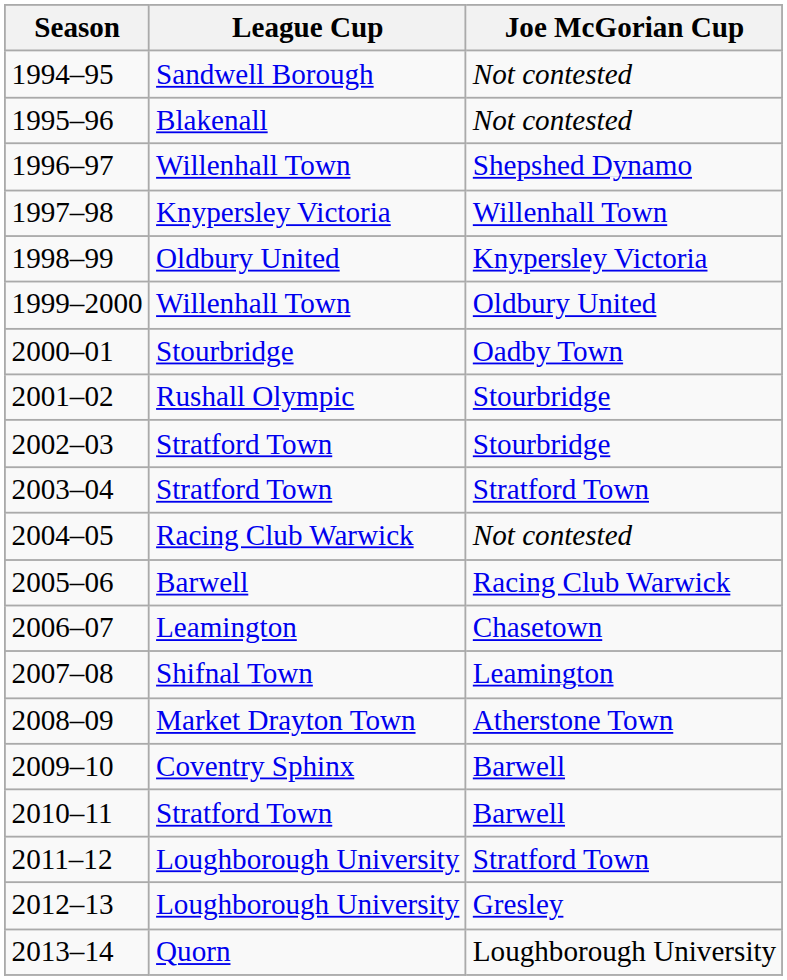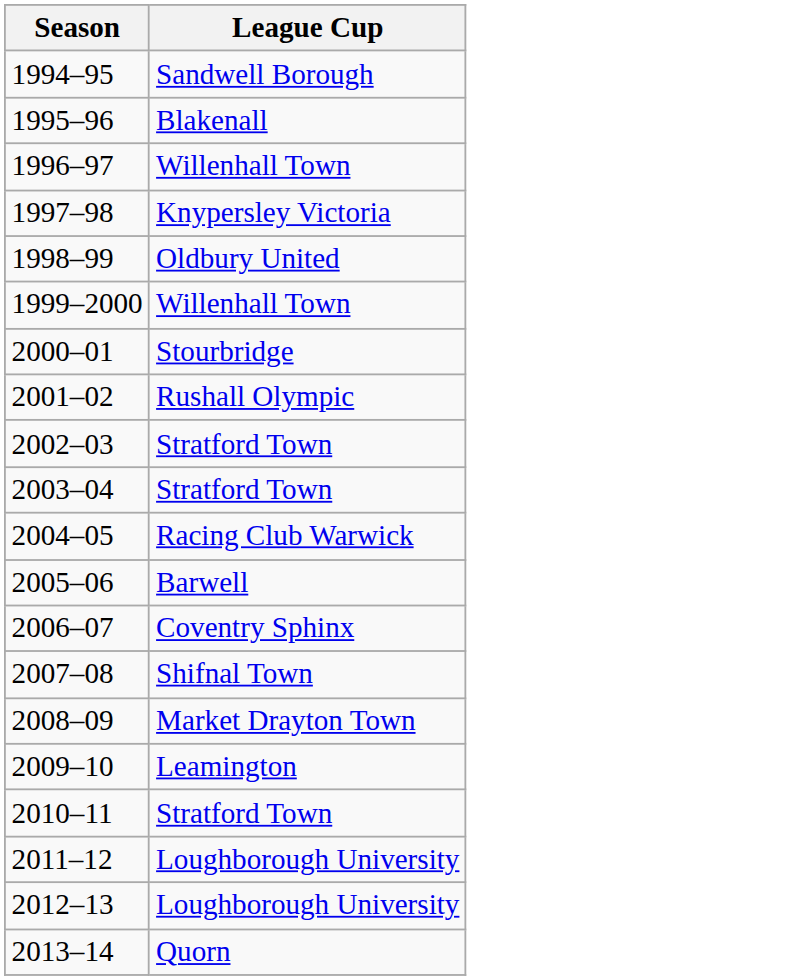- column: (624, 27)
(226, 627) Leamington -> (255, 627) Coventry Sphinx
(255, 766) Coventry Sphinx -> (226, 766) Leamington
